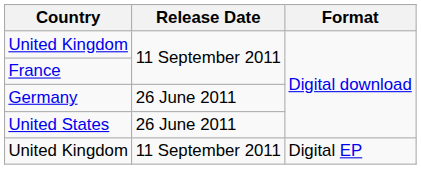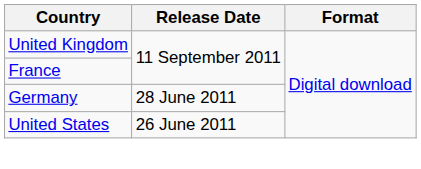(186, 97) 26 June 2011 -> (186, 97) 28 June 2011
- row: (68, 151)
